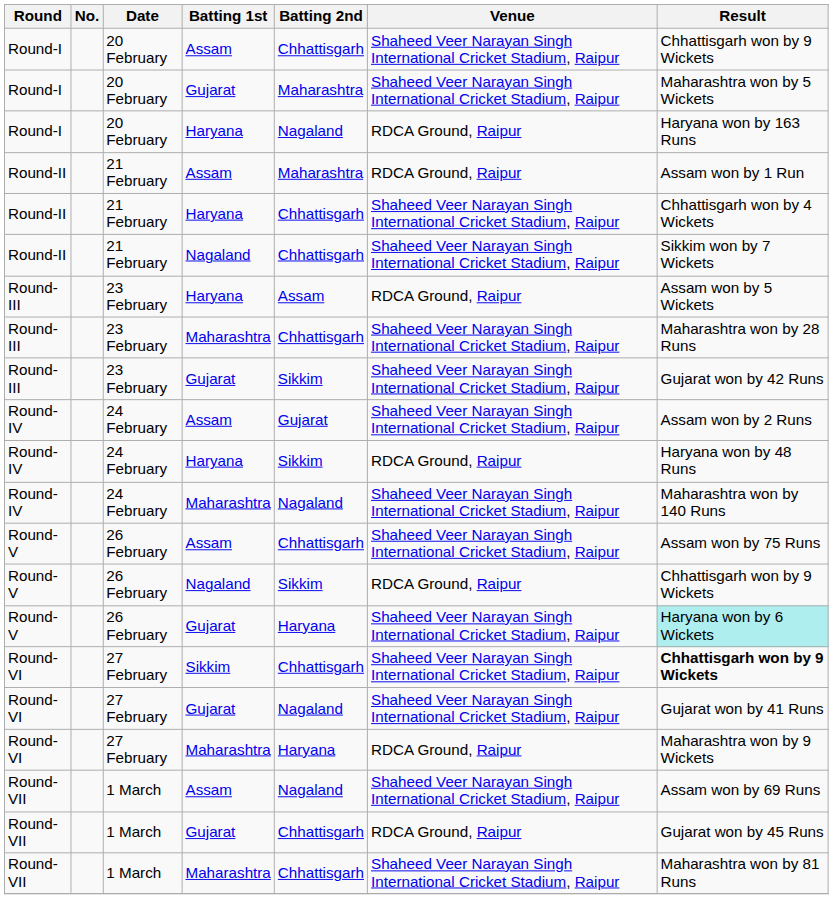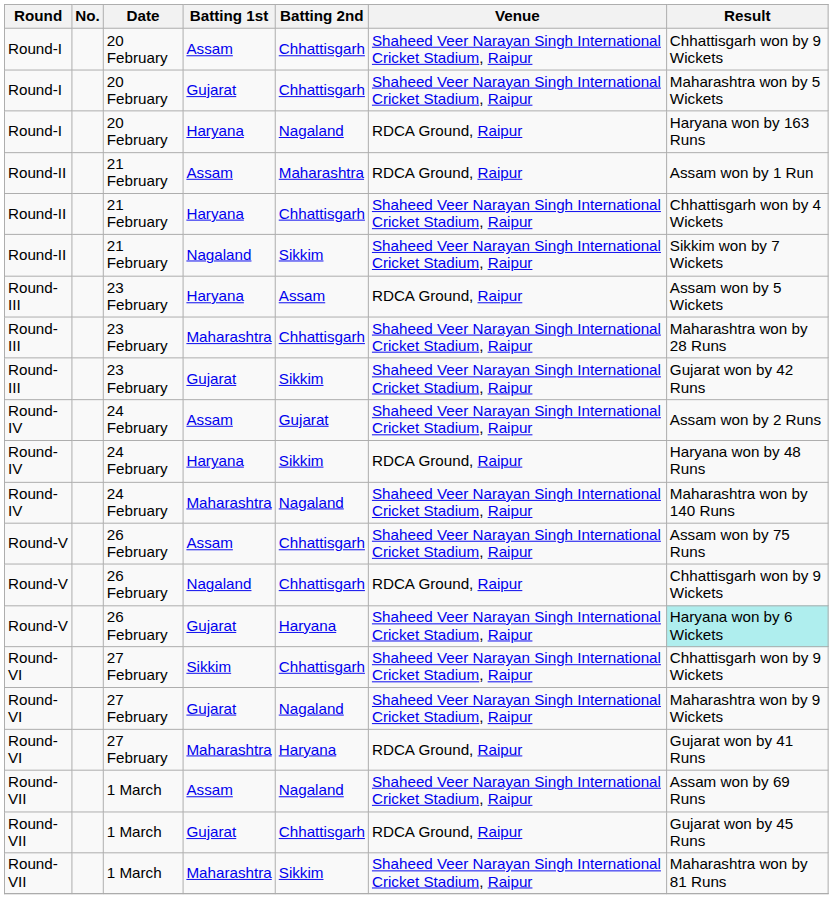(321, 90) Maharashtra -> (322, 90) Chhattisgarh
(321, 255) Chhattisgarh -> (301, 255) Sikkim
(300, 584) Sikkim -> (322, 584) Chhattisgarh
(742, 667) bold -> (745, 667) normal
(742, 708) Gujarat won by 41 Runs -> (745, 708) Maharashtra won by 9 Wickets
(736, 749) Maharashtra won by 9 Wickets -> (732, 749) Gujarat won by 41 Runs
(321, 873) Chhattisgarh -> (301, 873) Sikkim
